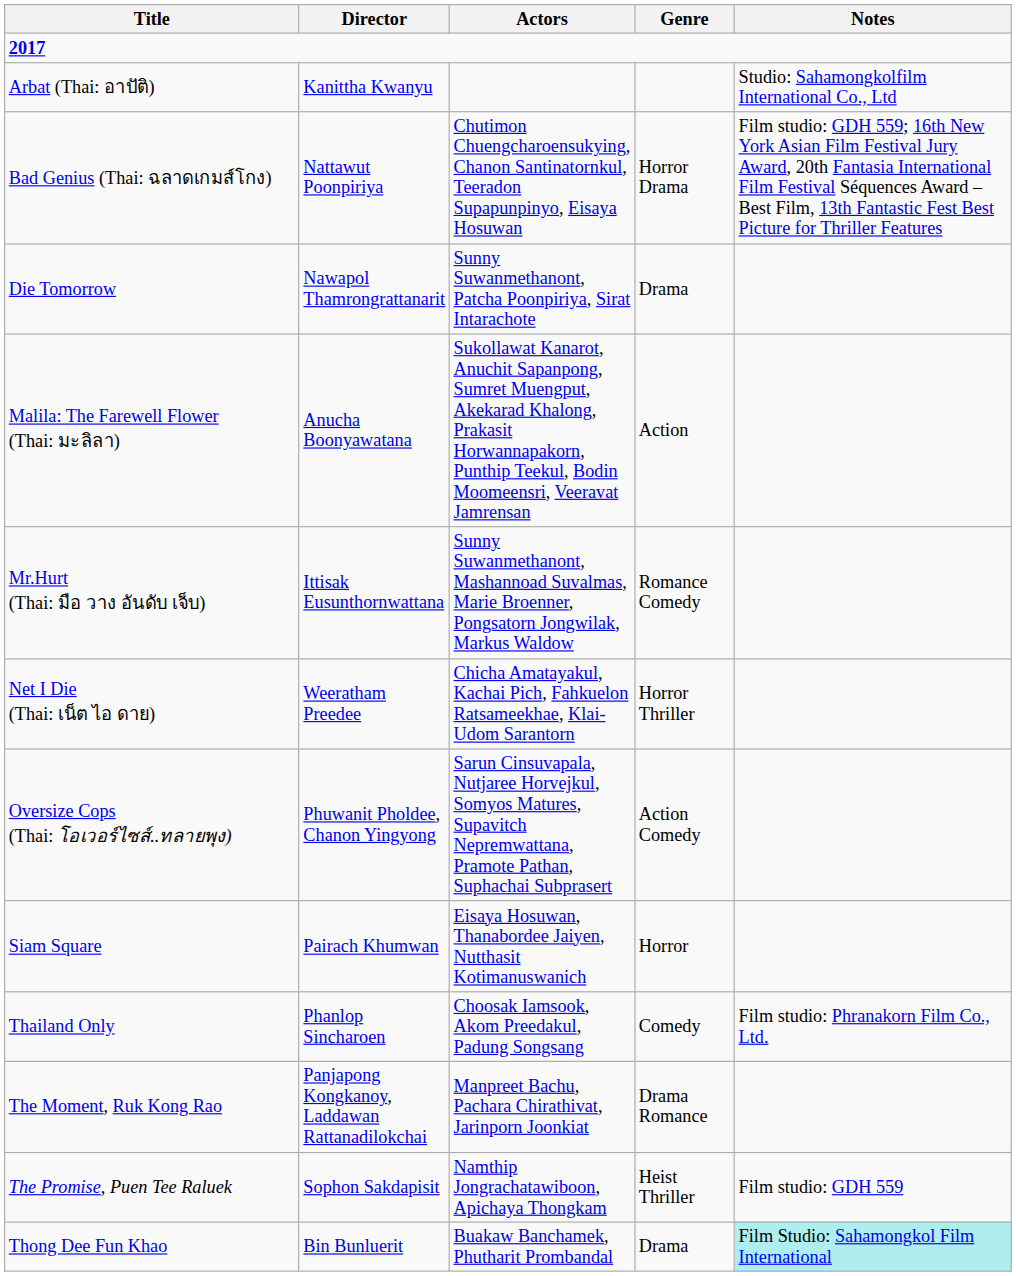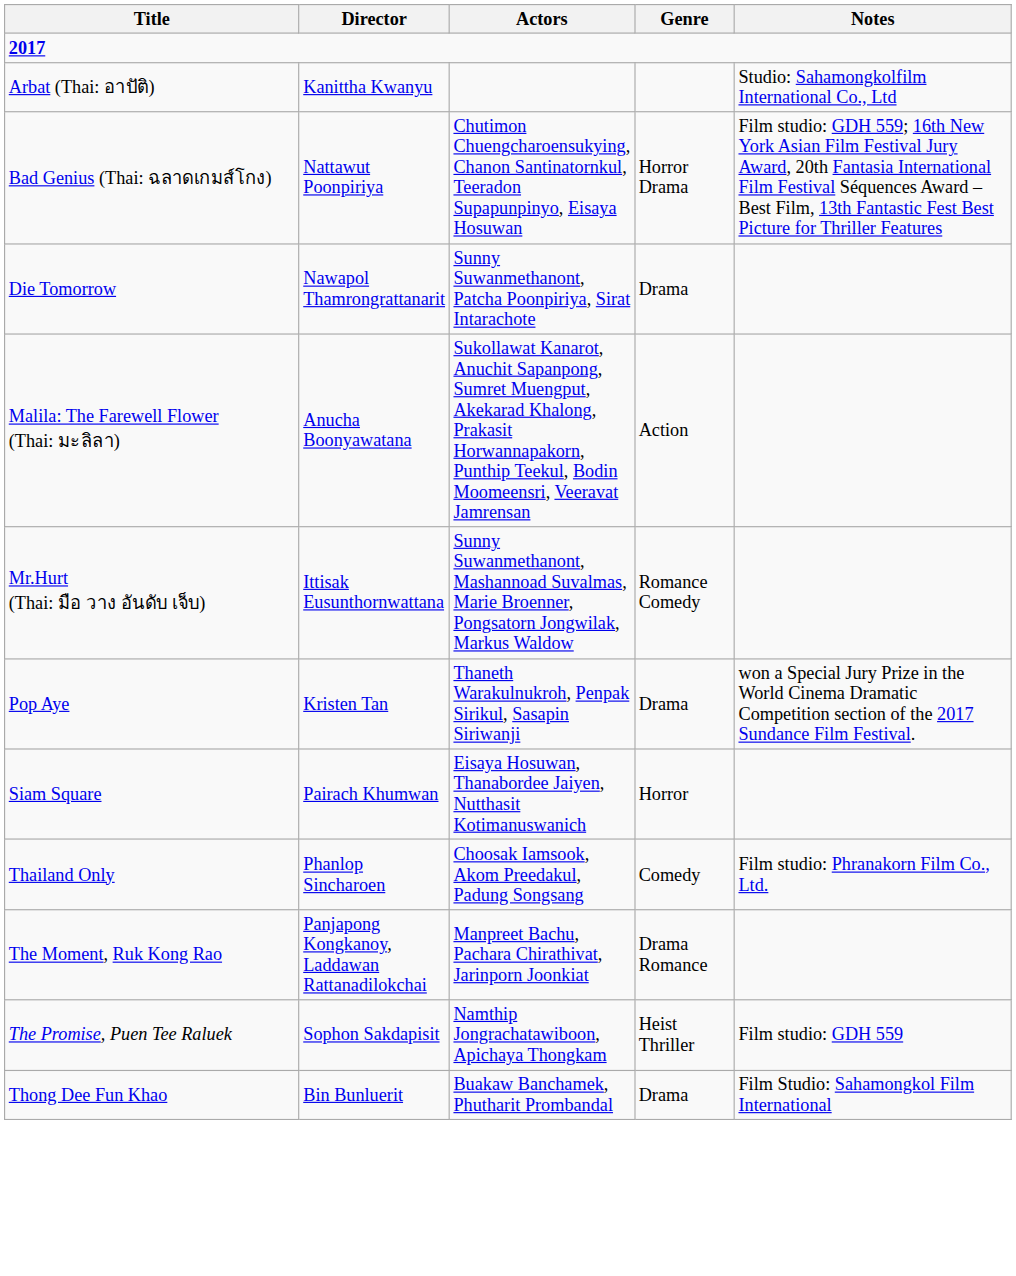- row: (82, 701)
- row: (120, 823)
+ row: (39, 703)
(856, 1246) paleturquoise background -> (856, 1094) no background
